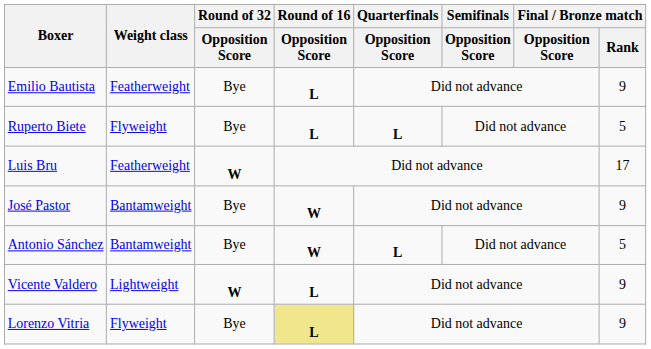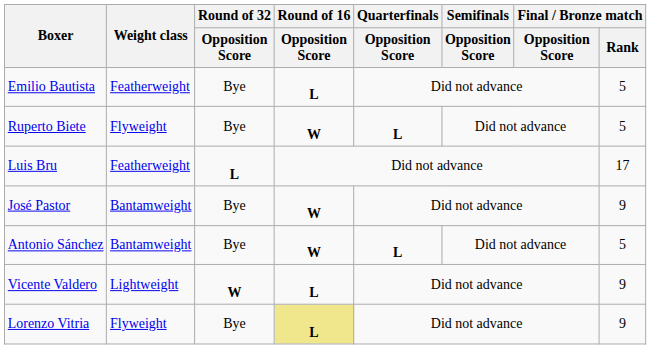(623, 87) 9 -> (623, 87) 5
(314, 134) L -> (314, 134) W
(234, 174) W -> (234, 174) L
